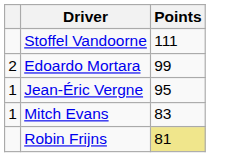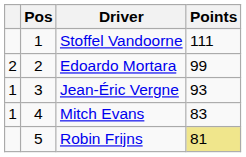+ column: (38, 16)
(163, 90) 95 -> (199, 90) 93
